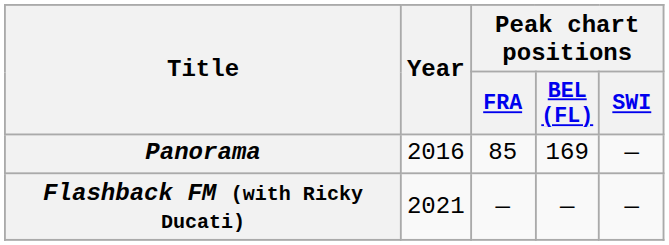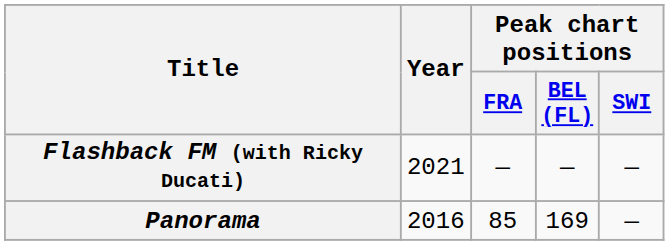rows swapped: (203, 154) <-> (203, 206)
